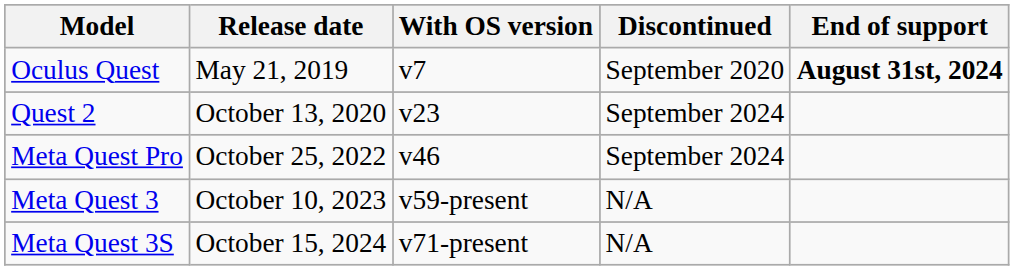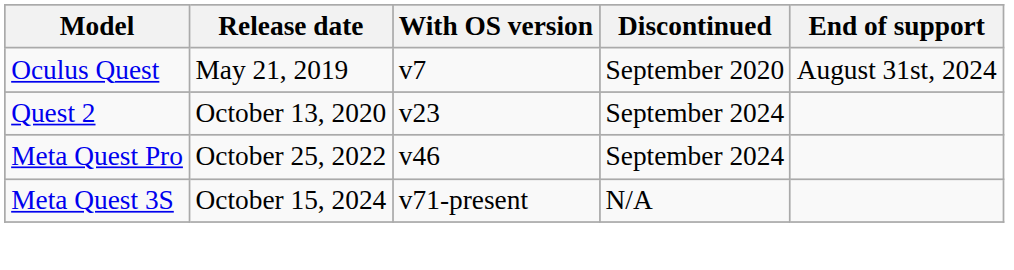(900, 69) bold -> (897, 69) normal
- row: (85, 199)
